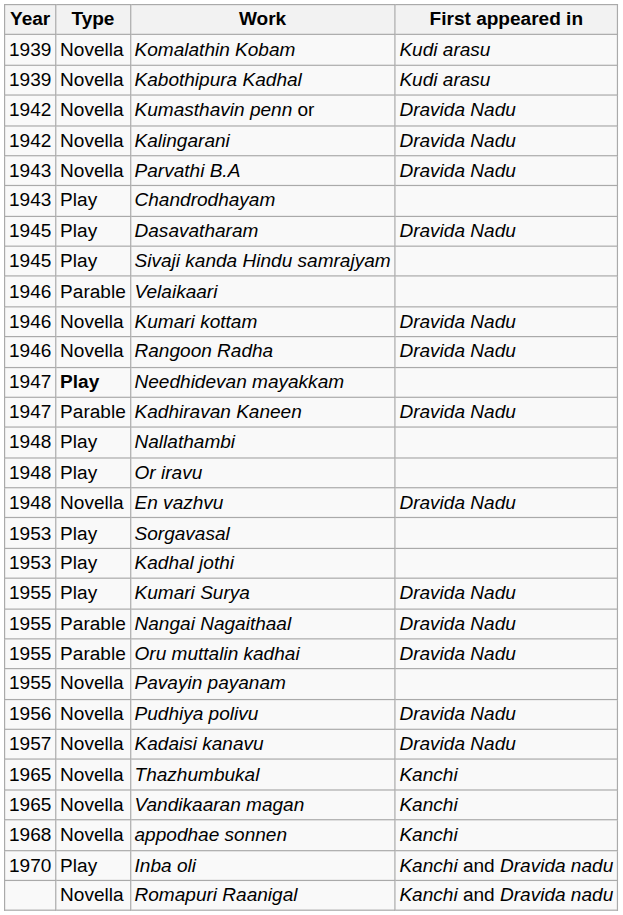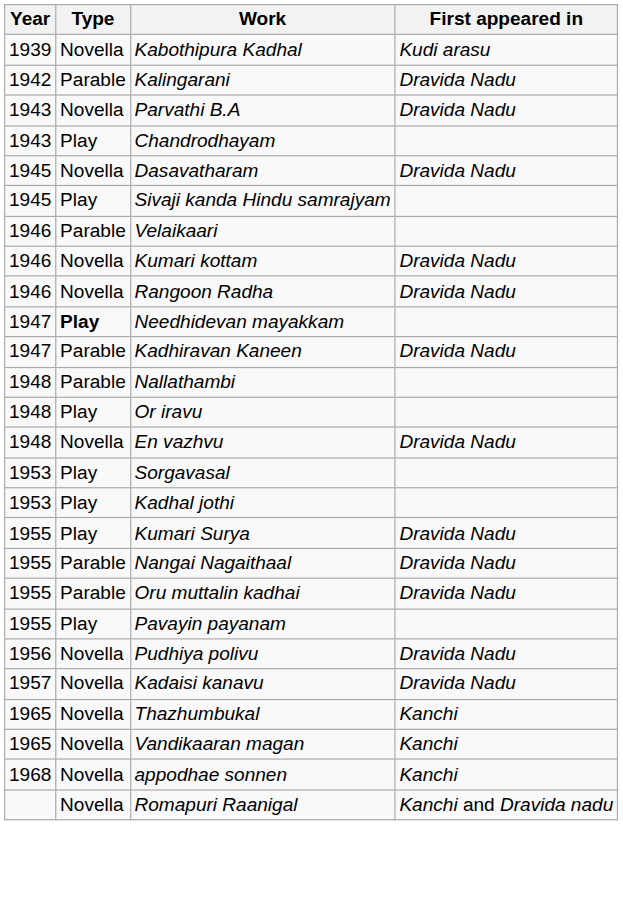- row: (215, 49)
- row: (224, 110)
(92, 140) Novella -> (93, 79) Parable
(79, 230) Play -> (92, 170) Novella
(79, 442) Play -> (93, 381) Parable
(92, 683) Novella -> (79, 623) Play
- row: (165, 865)
